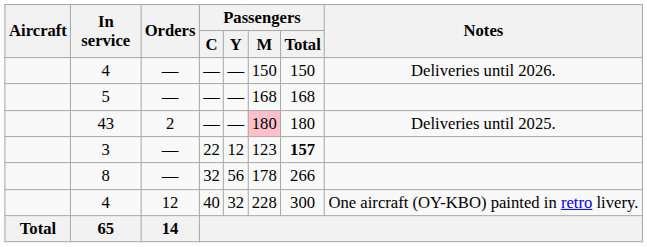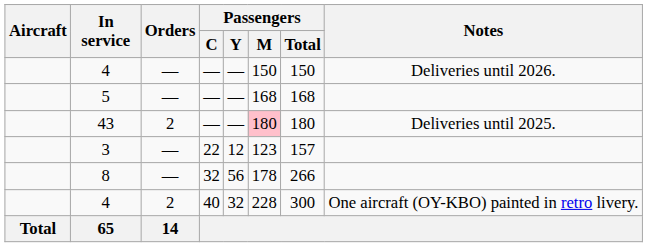(303, 149) bold -> (303, 149) normal
(170, 202) 12 -> (170, 202) 2
